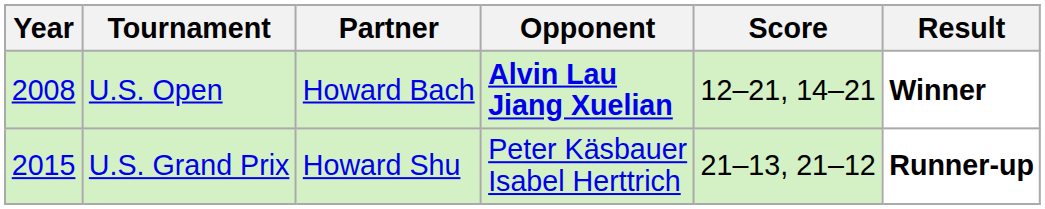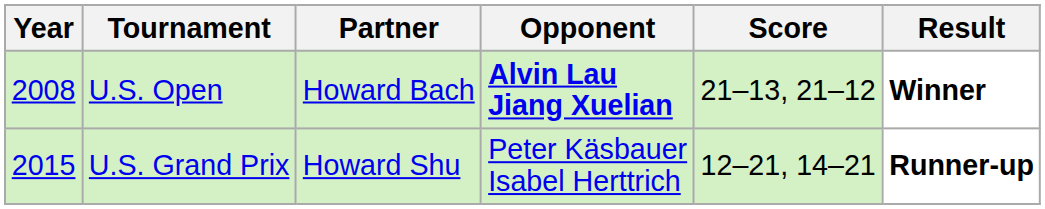(788, 89) 12–21, 14–21 -> (788, 89) 21–13, 21–12
(788, 166) 21–13, 21–12 -> (788, 166) 12–21, 14–21
